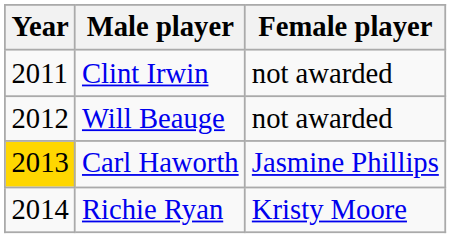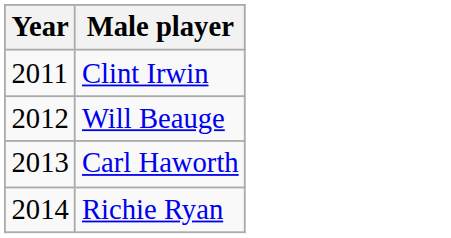- column: (345, 27)
(40, 163) gold background -> (40, 163) no background
